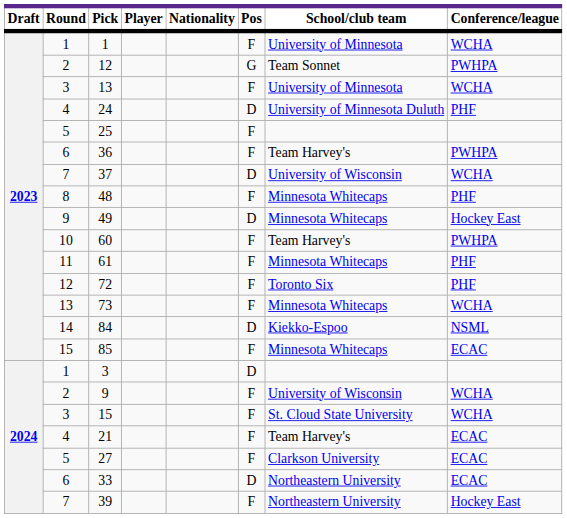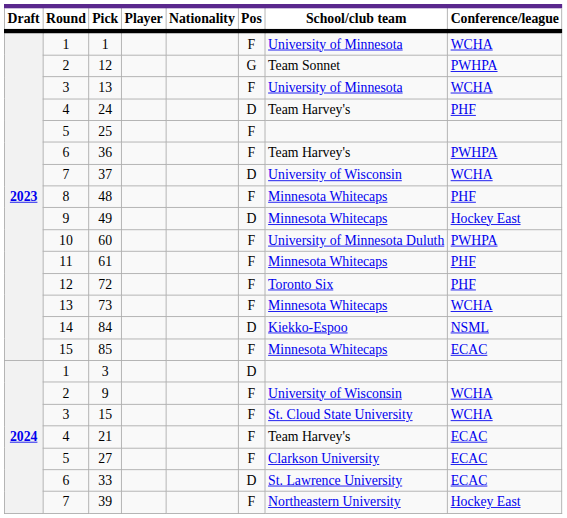(356, 109) University of Minnesota Duluth -> (309, 109) Team Harvey's
(309, 240) Team Harvey's -> (356, 240) University of Minnesota Duluth
(334, 480) Northeastern University -> (335, 480) St. Lawrence University
